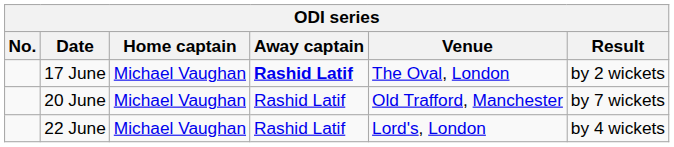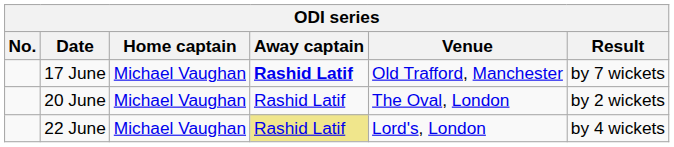(441, 73) The Oval, London -> (467, 73) Old Trafford, Manchester
(618, 73) by 2 wickets -> (618, 73) by 7 wickets
(467, 100) Old Trafford, Manchester -> (441, 100) The Oval, London
(618, 100) by 7 wickets -> (618, 100) by 2 wickets
(300, 127) no background -> (300, 127) khaki background
